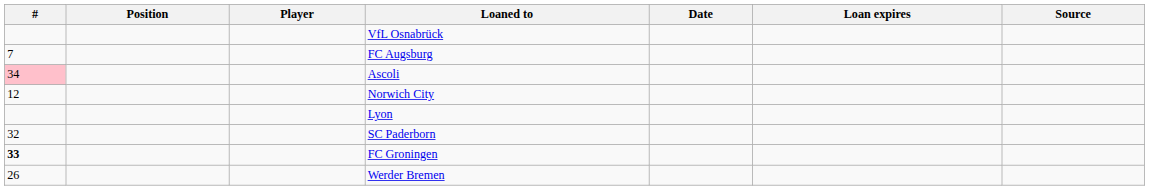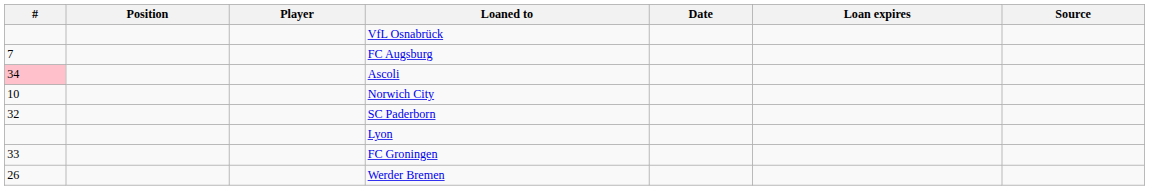(13, 94) 12 -> (13, 94) 10
rows swapped: (380, 114) <-> (402, 135)
(13, 155) bold -> (13, 155) normal
